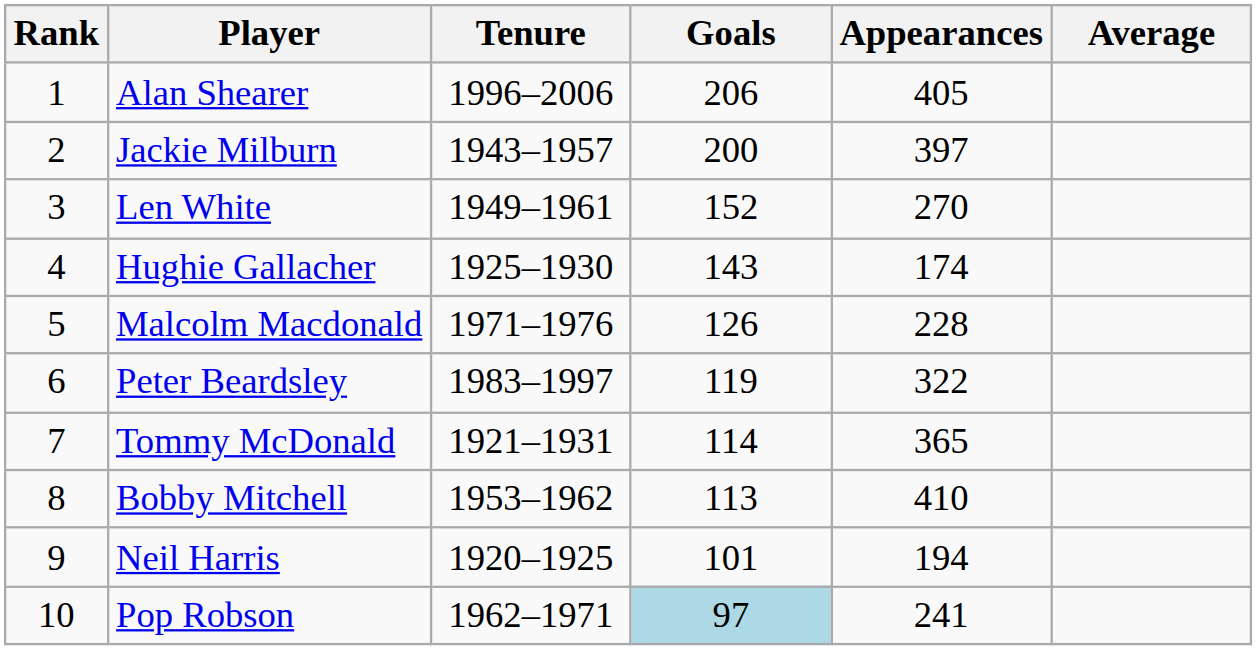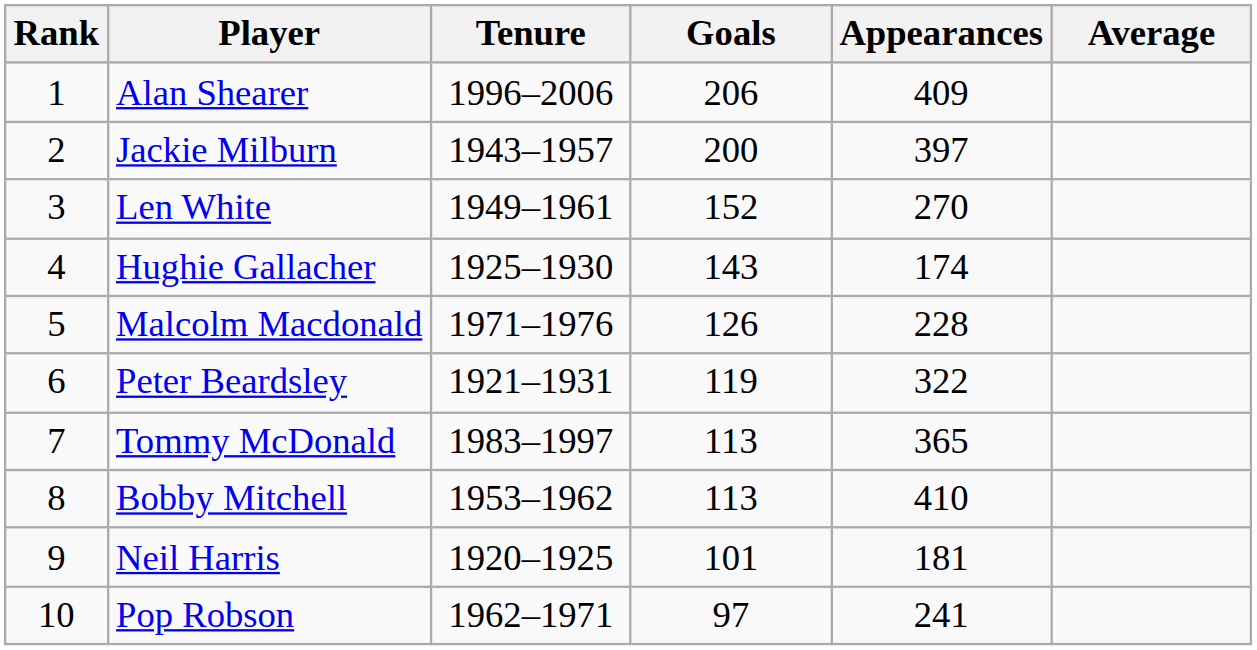(941, 91) 405 -> (941, 91) 409
(531, 382) 1983–1997 -> (531, 382) 1921–1931
(531, 440) 1921–1931 -> (531, 440) 1983–1997
(731, 440) 114 -> (731, 440) 113
(941, 556) 194 -> (941, 556) 181
(731, 614) lightblue background -> (731, 614) no background
